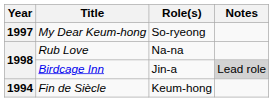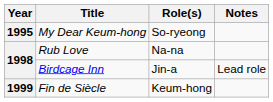(20, 32) 1997 -> (20, 32) 1995
(242, 69) lightgrey background -> (242, 69) no background
(20, 87) 1994 -> (20, 87) 1999
